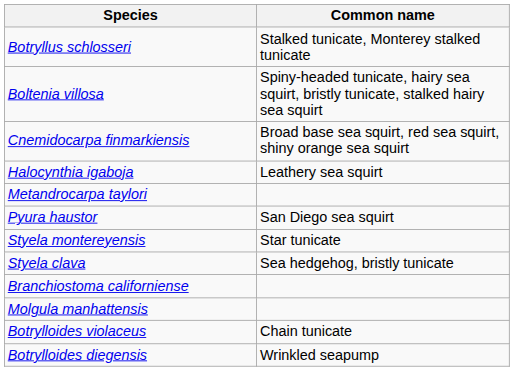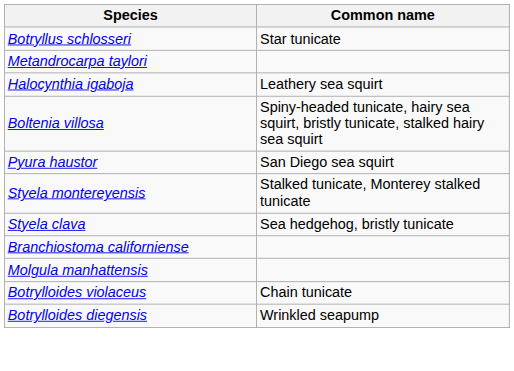(370, 46) Stalked tunicate, Monterey stalked tunicate -> (300, 38) Star tunicate
rows swapped: (56, 93) <-> (77, 194)
- row: (99, 141)
(300, 240) Star tunicate -> (370, 193) Stalked tunicate, Monterey stalked tunicate
